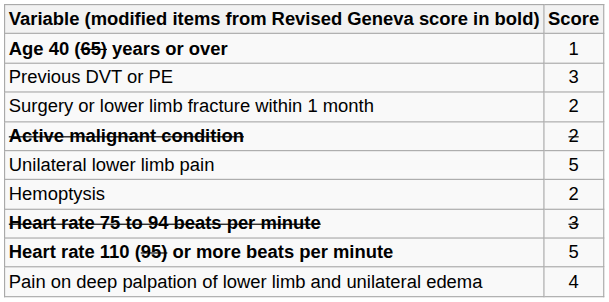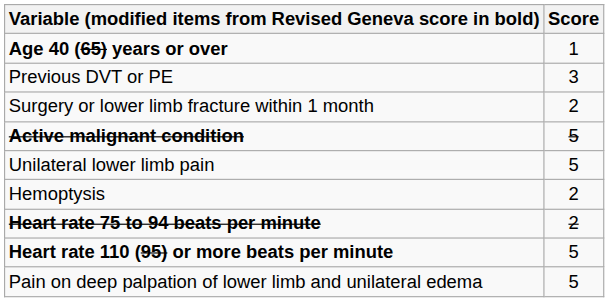(574, 135) 2 -> (574, 135) 5
(574, 223) 3 -> (574, 223) 2
(574, 281) 4 -> (574, 281) 5
